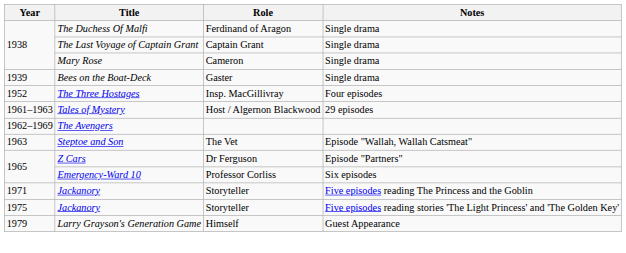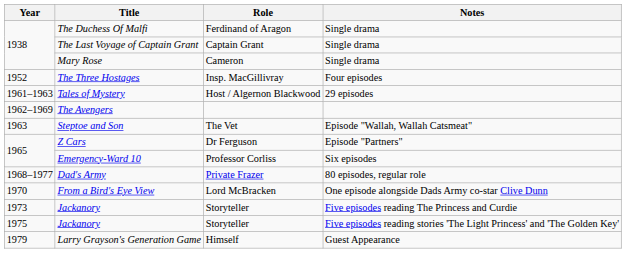- row: (17, 77)
+ row: (30, 175)
+ row: (17, 191)
- row: (17, 191)
+ row: (17, 207)
